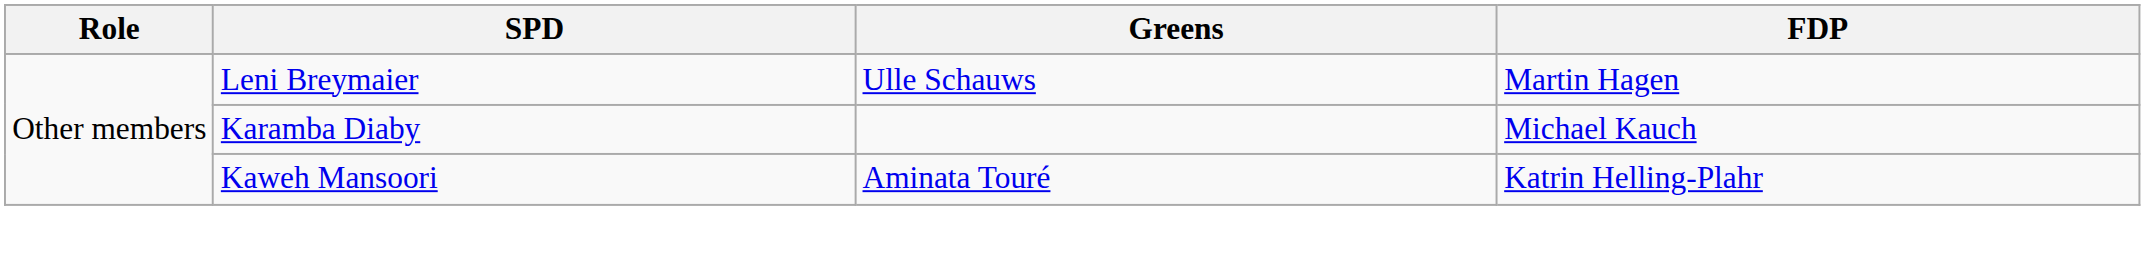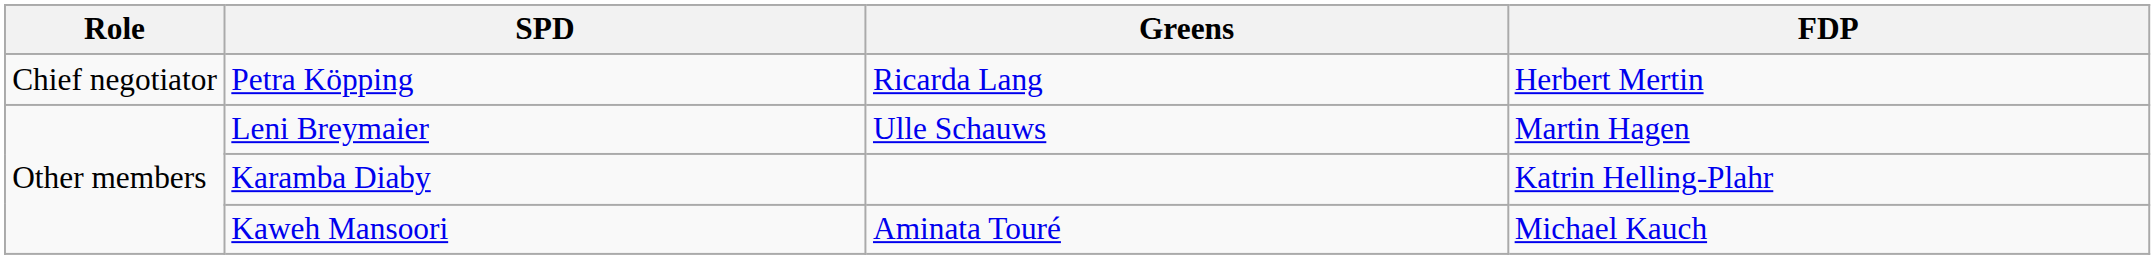+ row: (322, 79)
(1600, 128) Michael Kauch -> (1644, 178) Katrin Helling-Plahr
(1633, 178) Katrin Helling-Plahr -> (1611, 228) Michael Kauch
